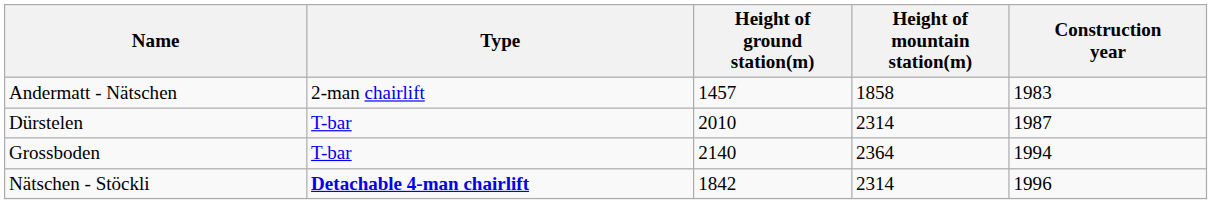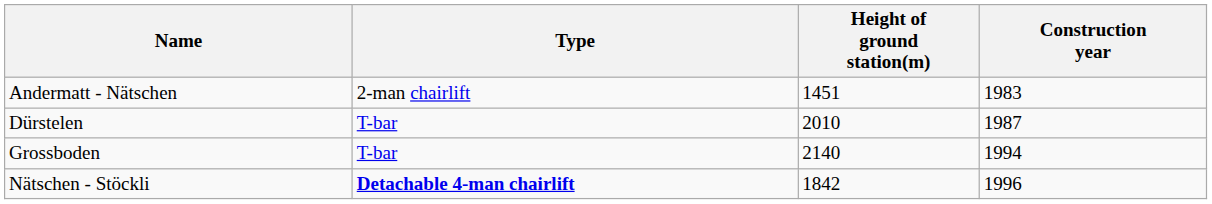- column: (930, 41)
(717, 92) 1457 -> (821, 92) 1451
